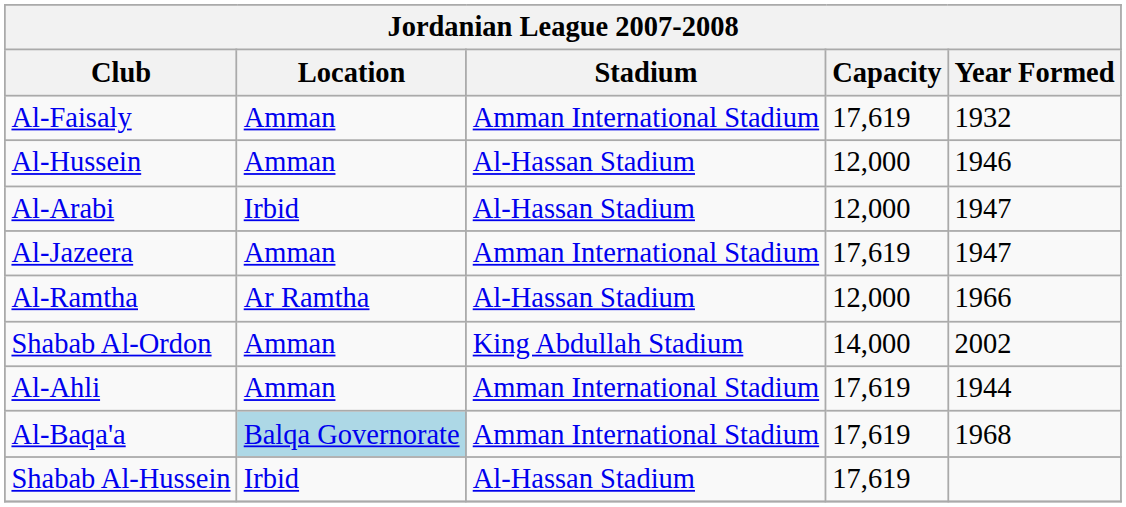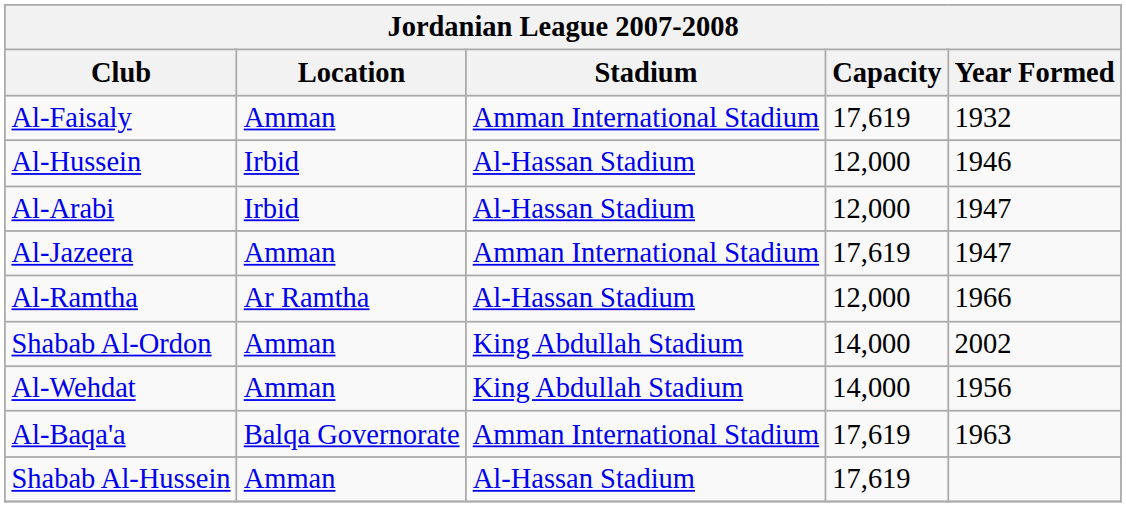(290, 162) Amman -> (271, 162) Irbid
+ row: (74, 388)
- row: (56, 388)
(352, 433) lightblue background -> (352, 433) no background
(983, 433) 1968 -> (983, 433) 1963
(271, 478) Irbid -> (290, 478) Amman
